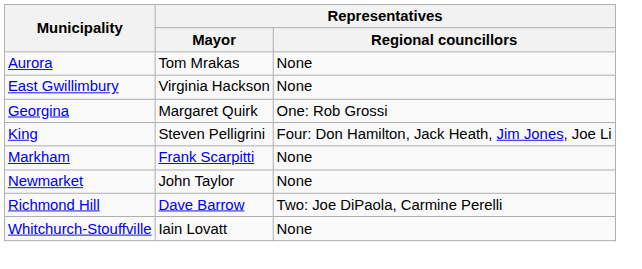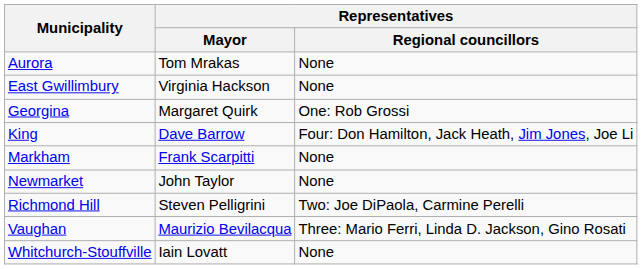(212, 134) Steven Pelligrini -> (201, 134) Dave Barrow
(201, 205) Dave Barrow -> (212, 205) Steven Pelligrini
+ row: (37, 228)
